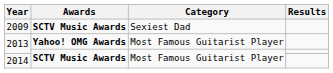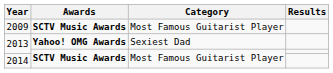(160, 27) Sexiest Dad -> (207, 27) Most Famous Guitarist Player
(207, 41) Most Famous Guitarist Player -> (160, 41) Sexiest Dad
